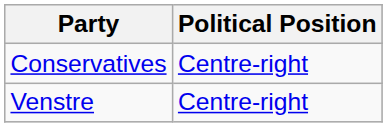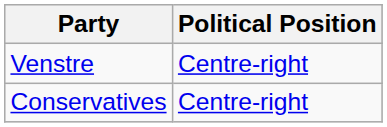rows swapped: (89, 63) <-> (52, 102)
